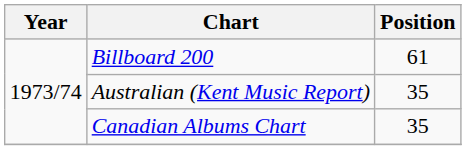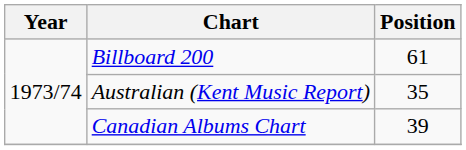(418, 126) 35 -> (418, 126) 39
